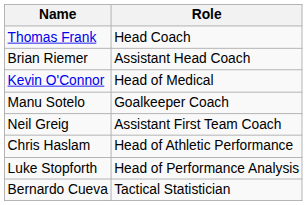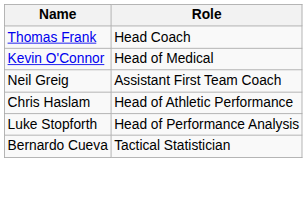- row: (48, 59)
- row: (46, 102)
